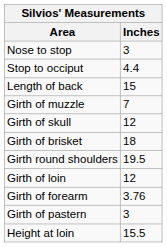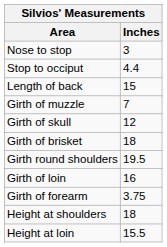(130, 178) 12 -> (130, 178) 16
(134, 196) 3.76 -> (134, 196) 3.75
- row: (47, 214)
+ row: (57, 214)
